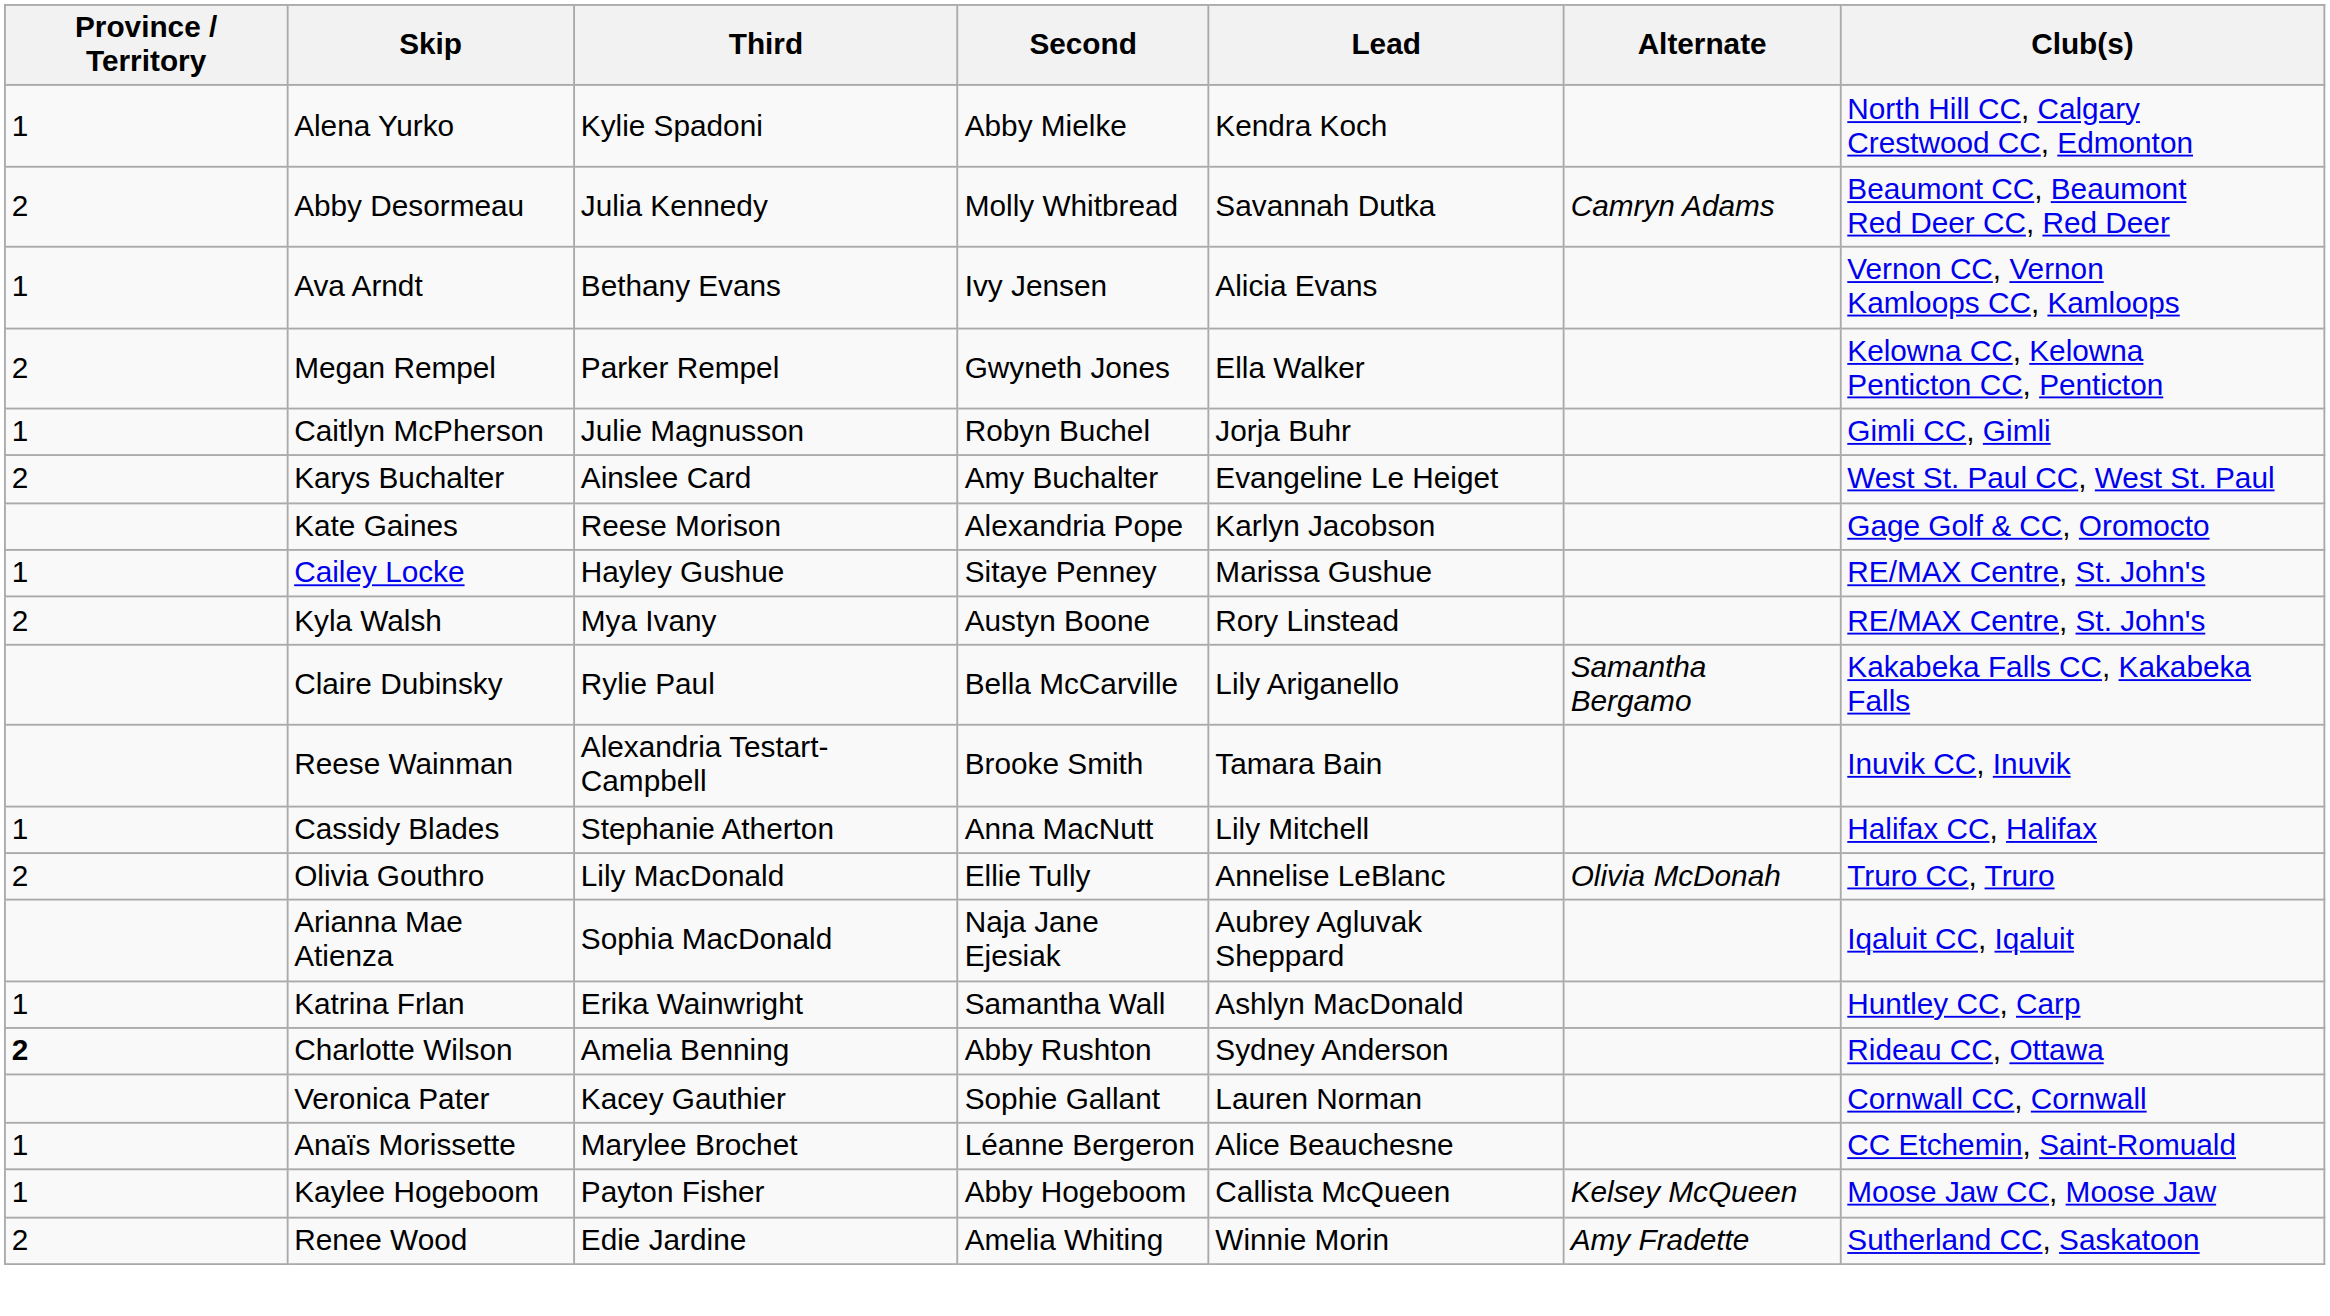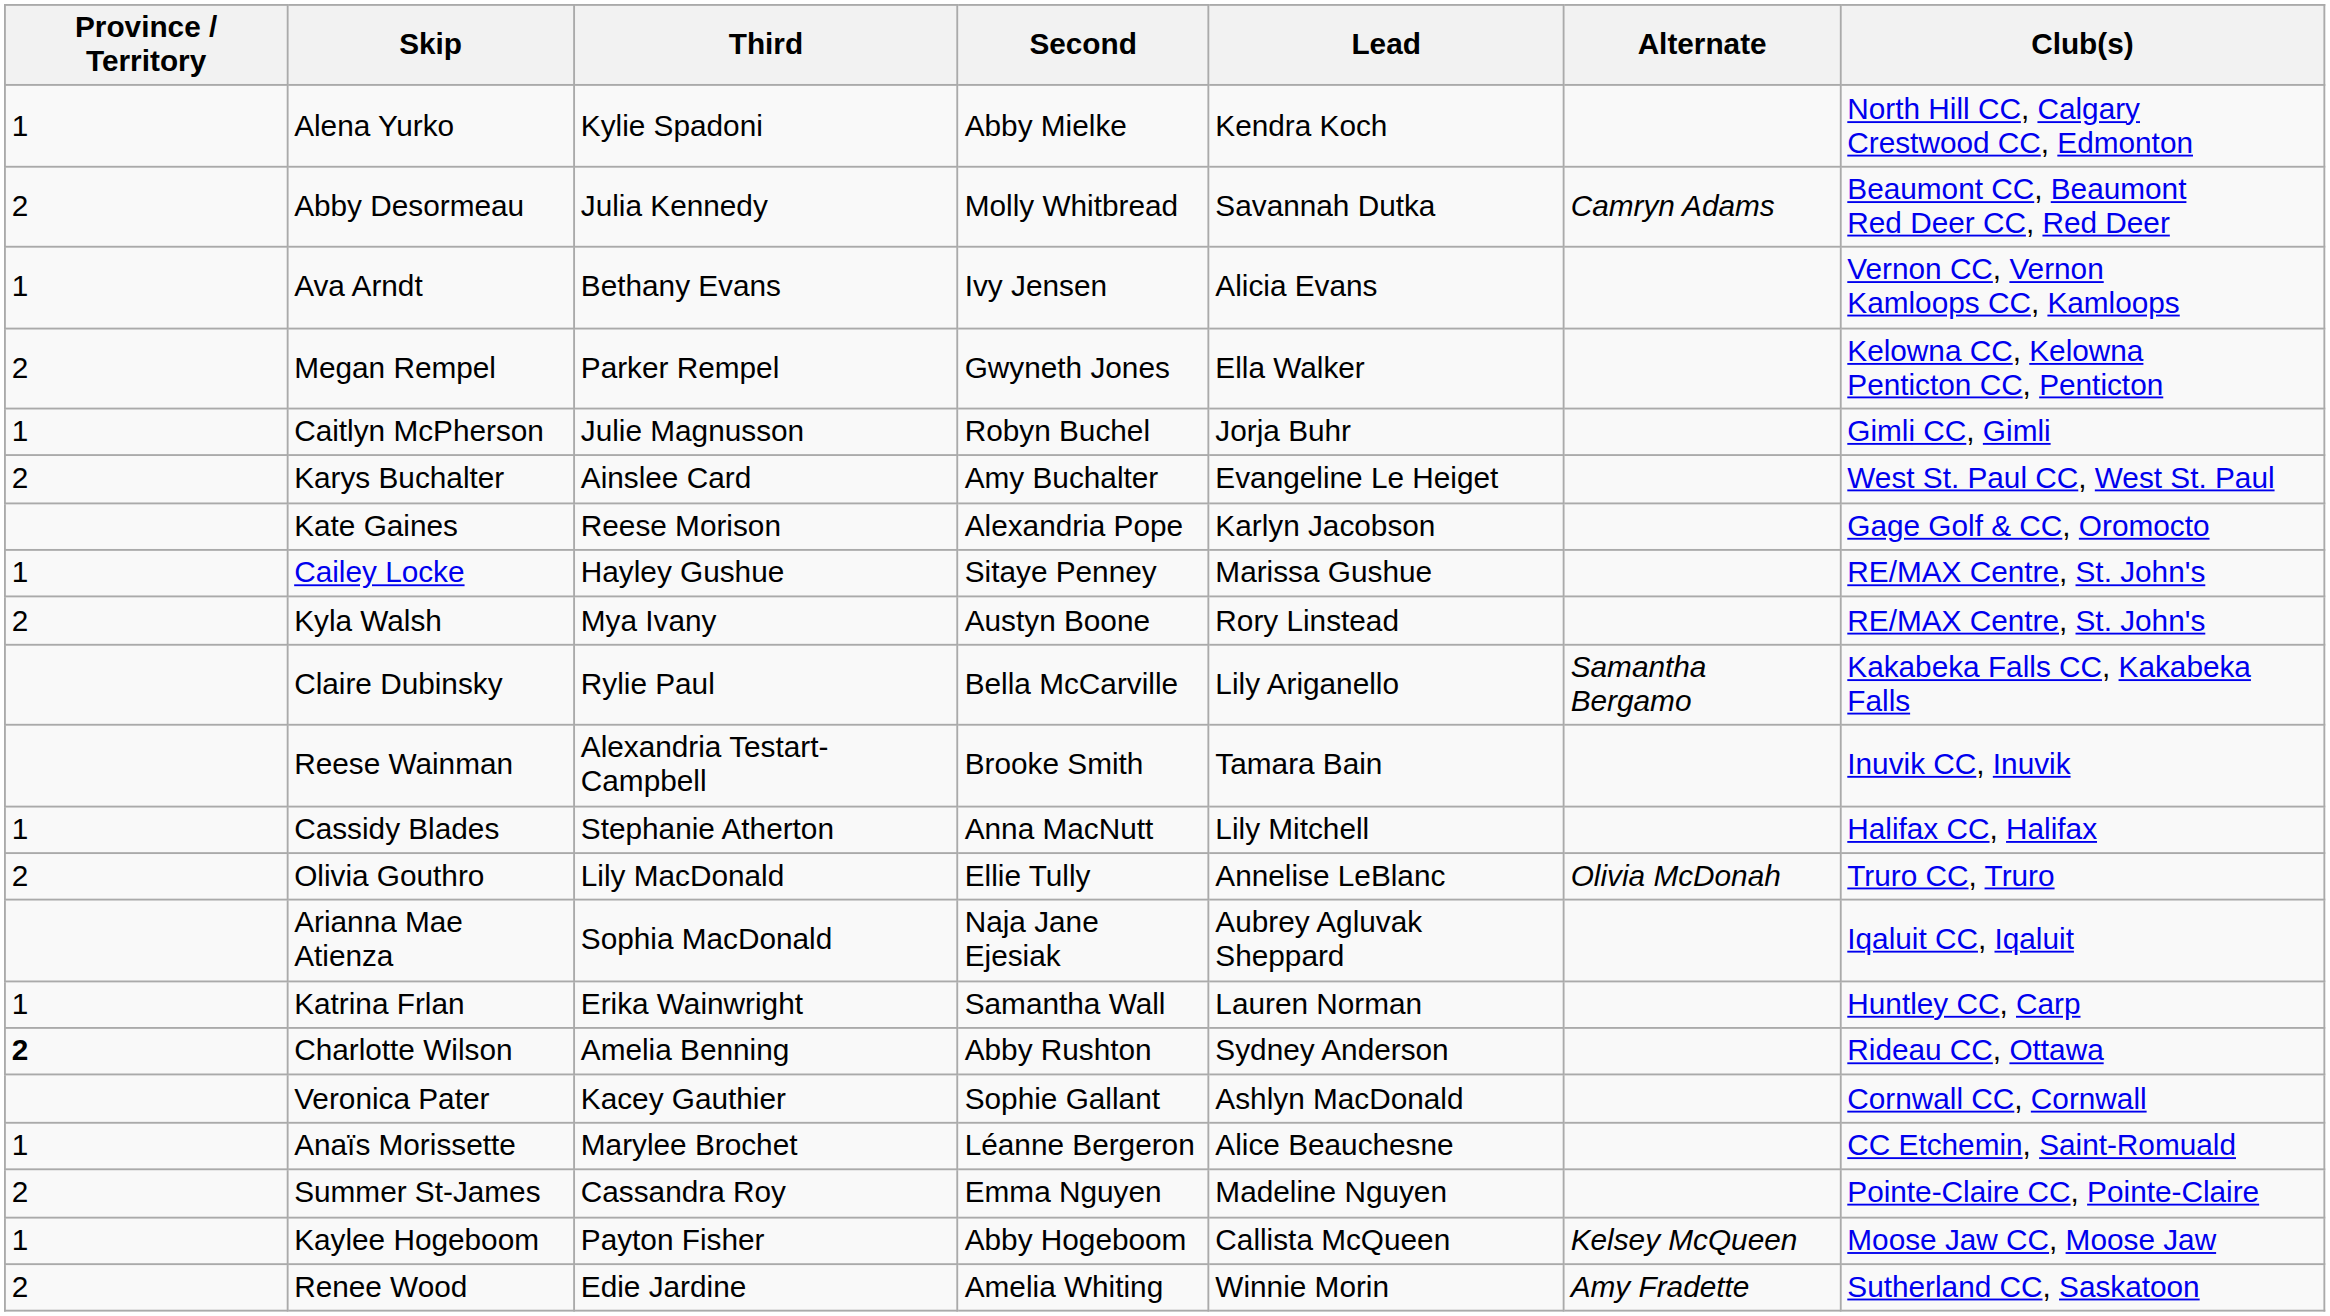(1339, 1003) Ashlyn MacDonald -> (1319, 1003) Lauren Norman
(1319, 1098) Lauren Norman -> (1339, 1098) Ashlyn MacDonald
+ row: (417, 1192)
